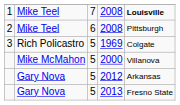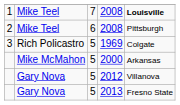(143, 60) Villanova -> (144, 60) Arkansas
(144, 76) Arkansas -> (143, 76) Villanova
